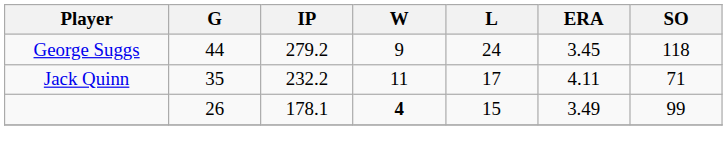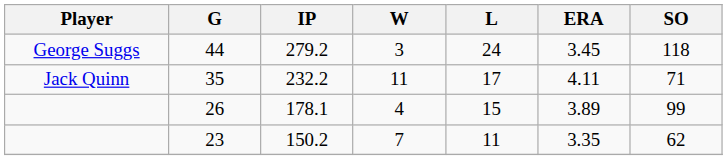(399, 49) 9 -> (399, 49) 3
(399, 109) bold -> (399, 109) normal
(584, 109) 3.49 -> (584, 109) 3.89
+ row: (215, 139)
